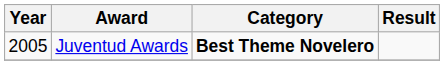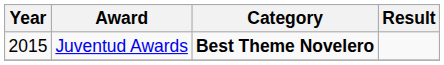(28, 45) 2005 -> (28, 45) 2015
